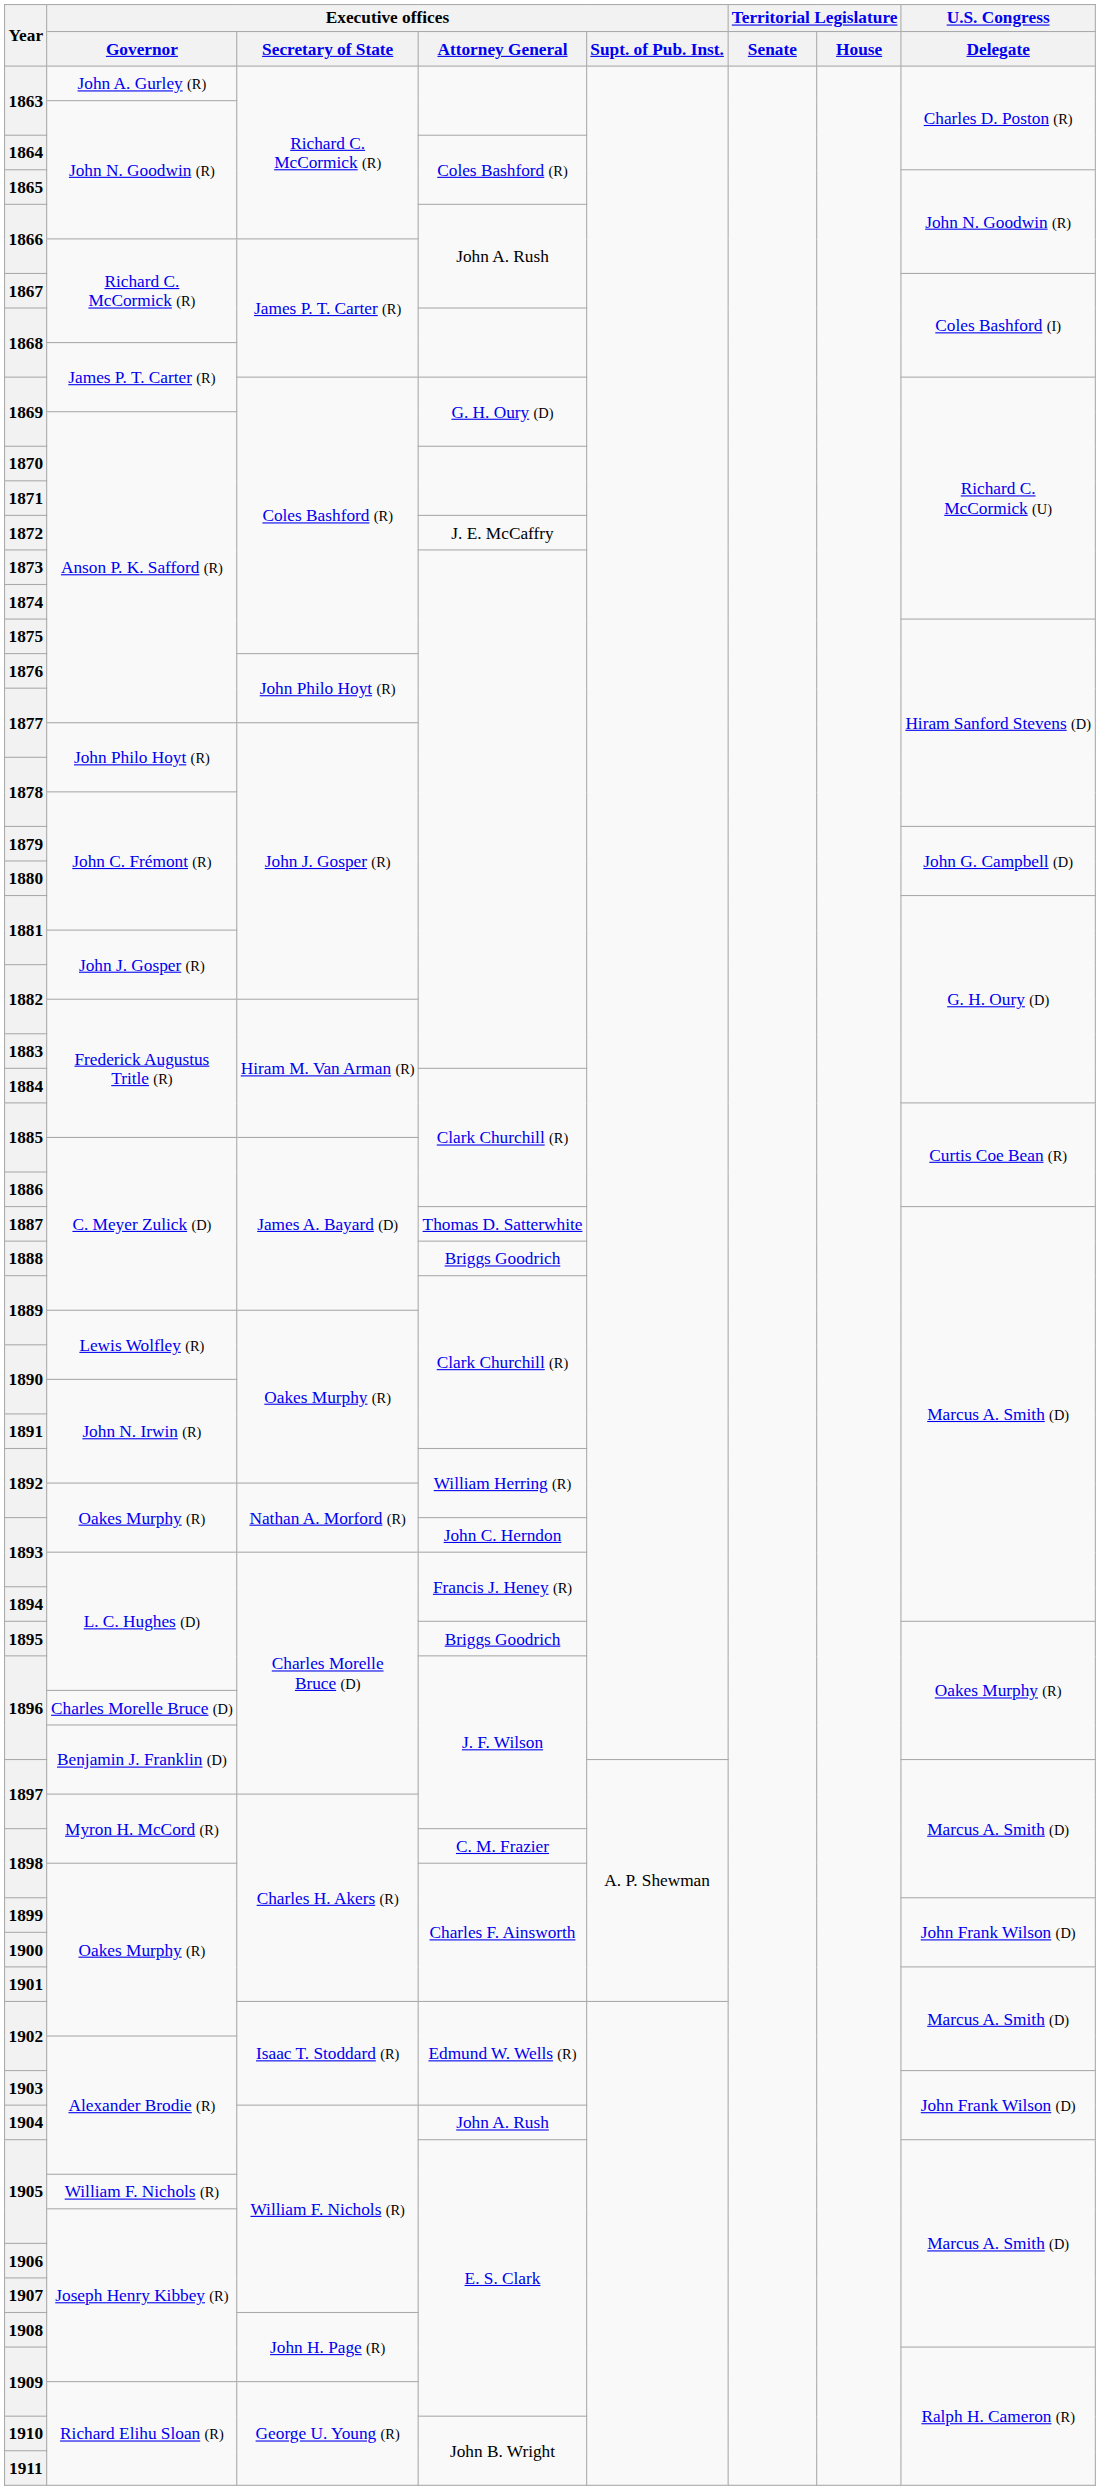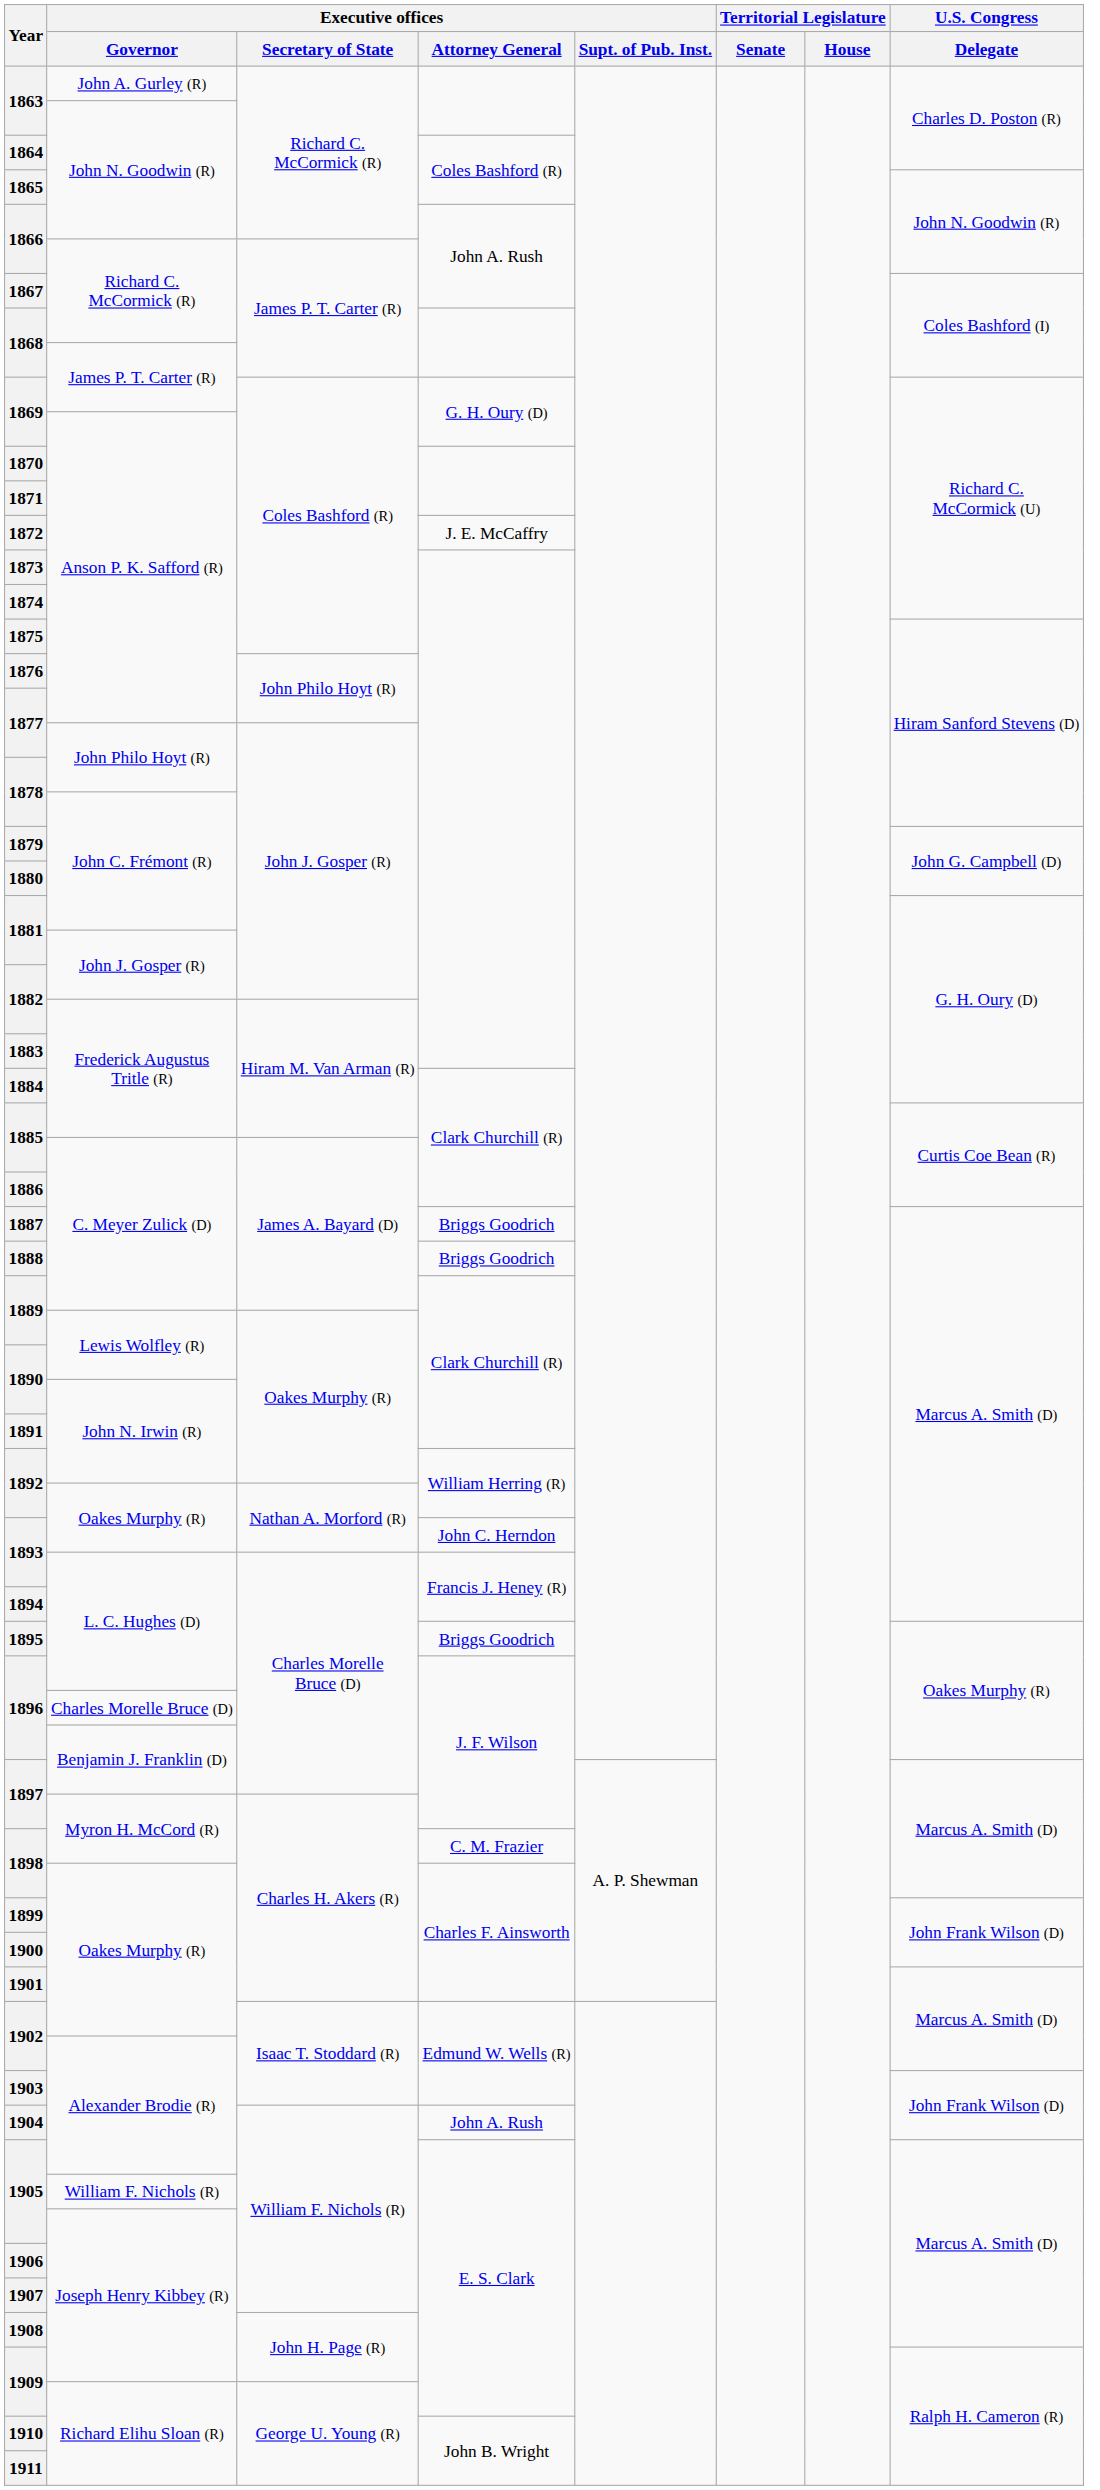(503, 1224) Thomas D. Satterwhite -> (497, 1224) Briggs Goodrich
